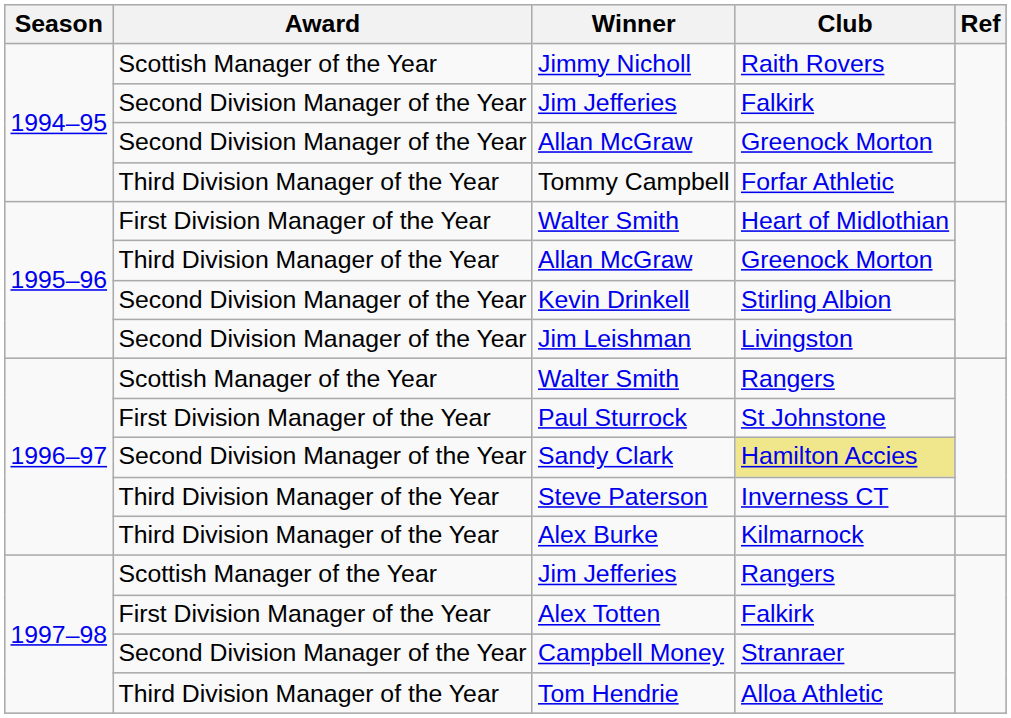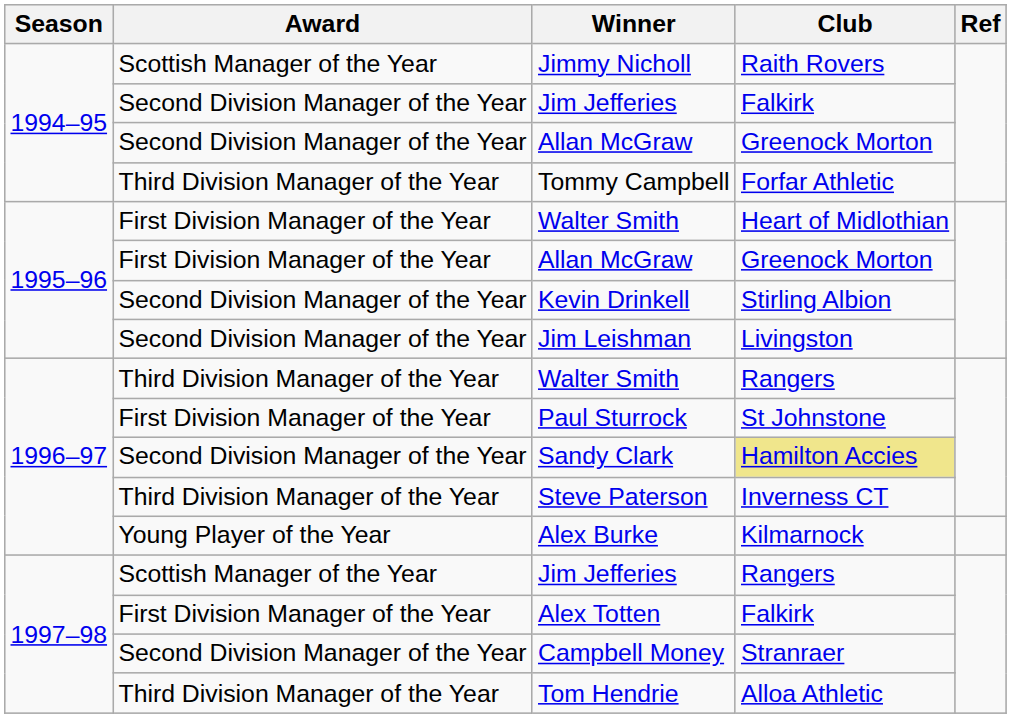(309, 260) Third Division Manager of the Year -> (305, 260) First Division Manager of the Year
(278, 378) Scottish Manager of the Year -> (309, 378) Third Division Manager of the Year
(309, 535) Third Division Manager of the Year -> (255, 535) Young Player of the Year
